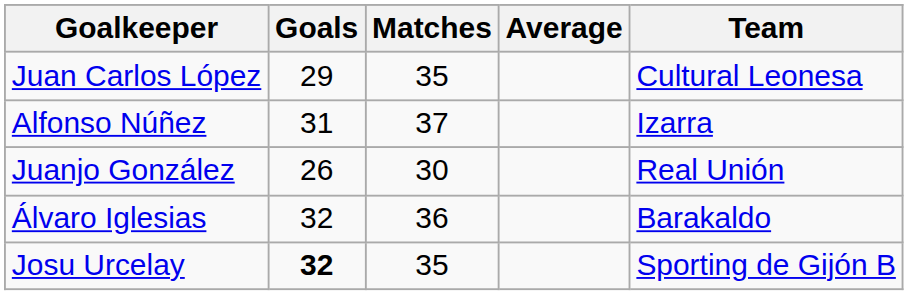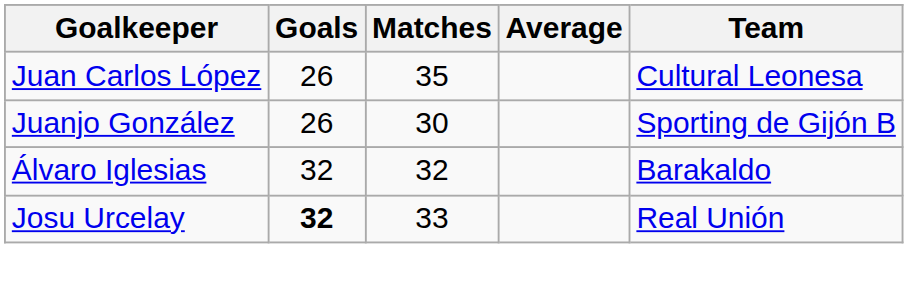(317, 75) 29 -> (317, 75) 26
- row: (109, 123)
(710, 170) Real Unión -> (766, 123) Sporting de Gijón B
(432, 218) 36 -> (432, 170) 32
(432, 265) 35 -> (432, 218) 33
(766, 265) Sporting de Gijón B -> (710, 218) Real Unión
